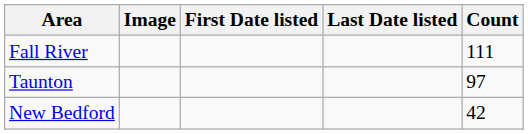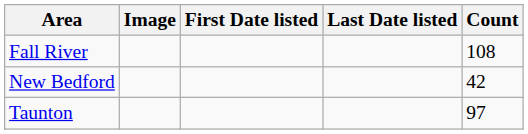(480, 50) 111 -> (481, 50) 108
rows swapped: (62, 112) <-> (41, 81)
